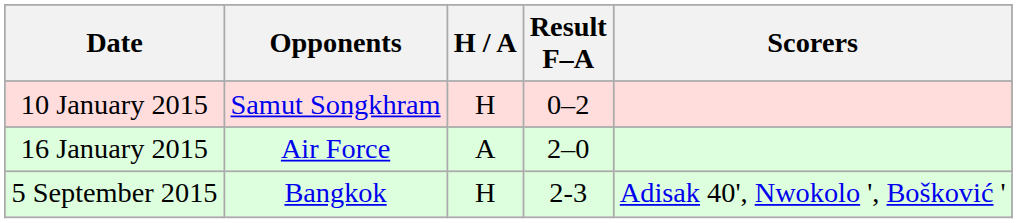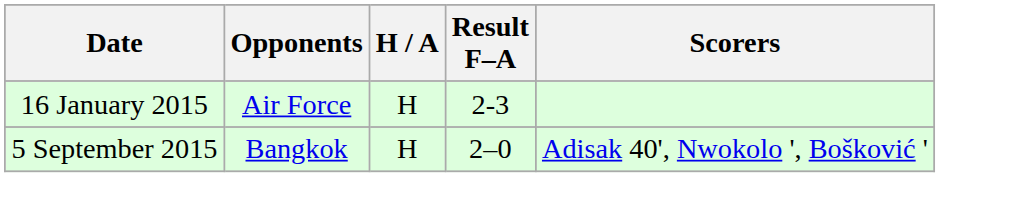- row: (114, 103)
(485, 148) A -> (407, 103) H
(568, 148) 2–0 -> (490, 103) 2-3
(568, 193) 2-3 -> (490, 148) 2–0
